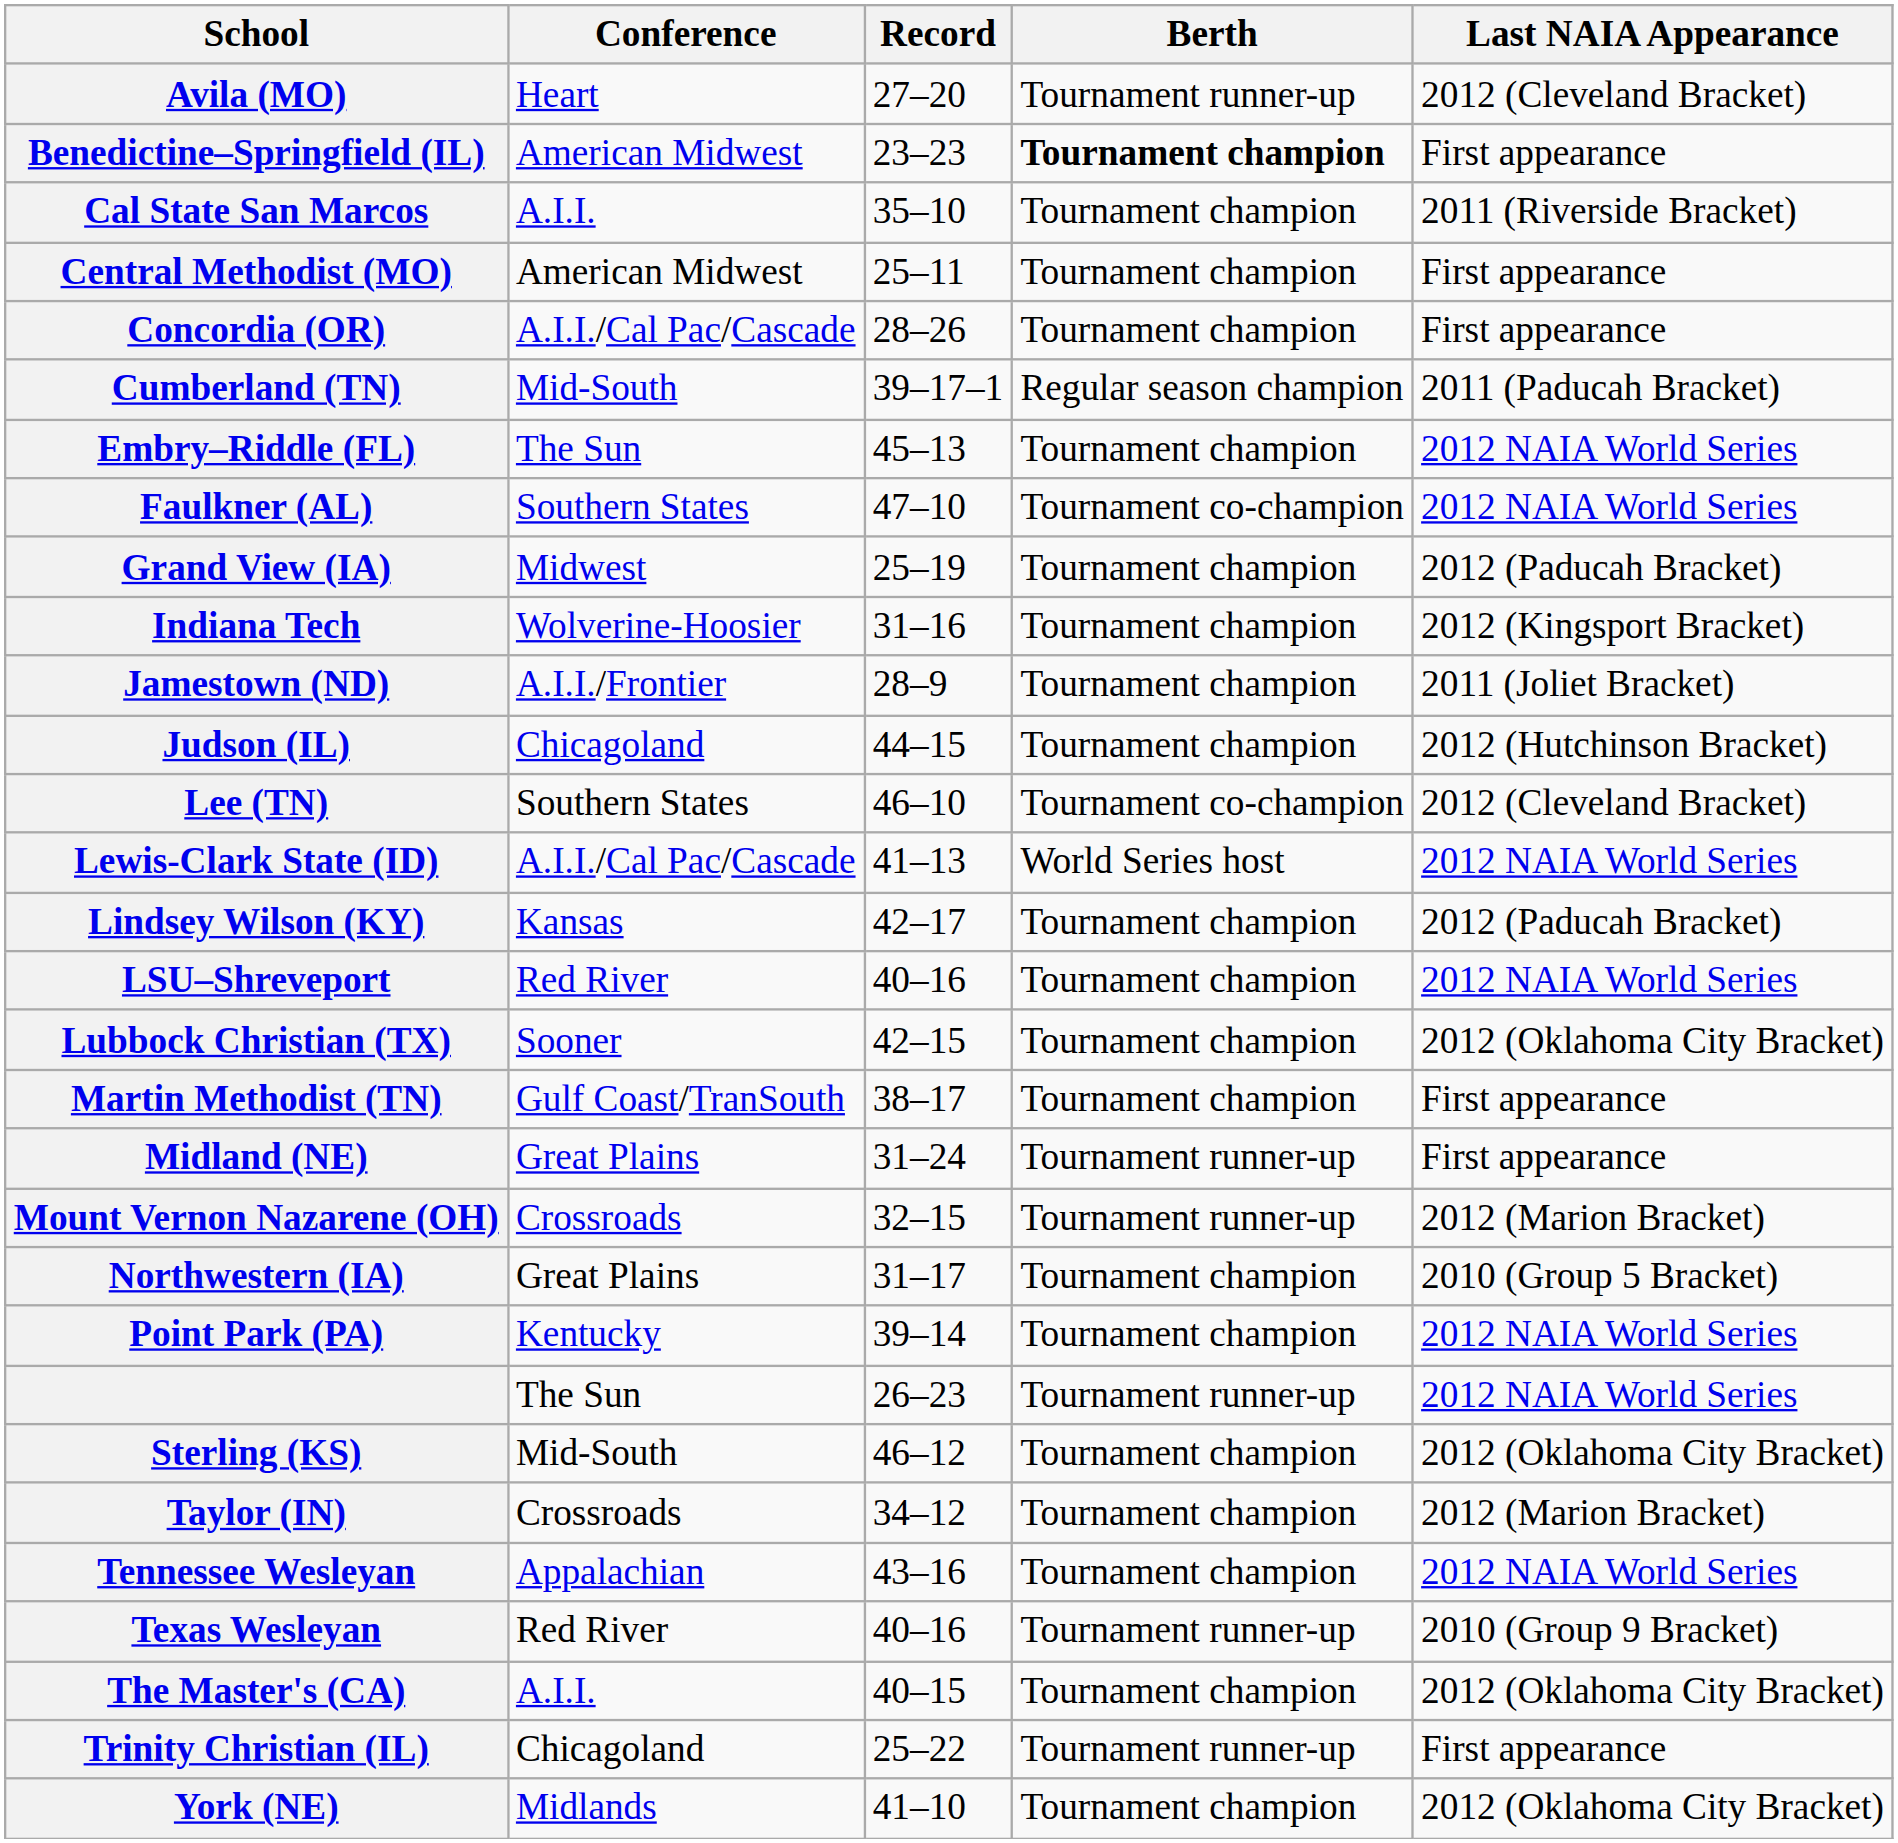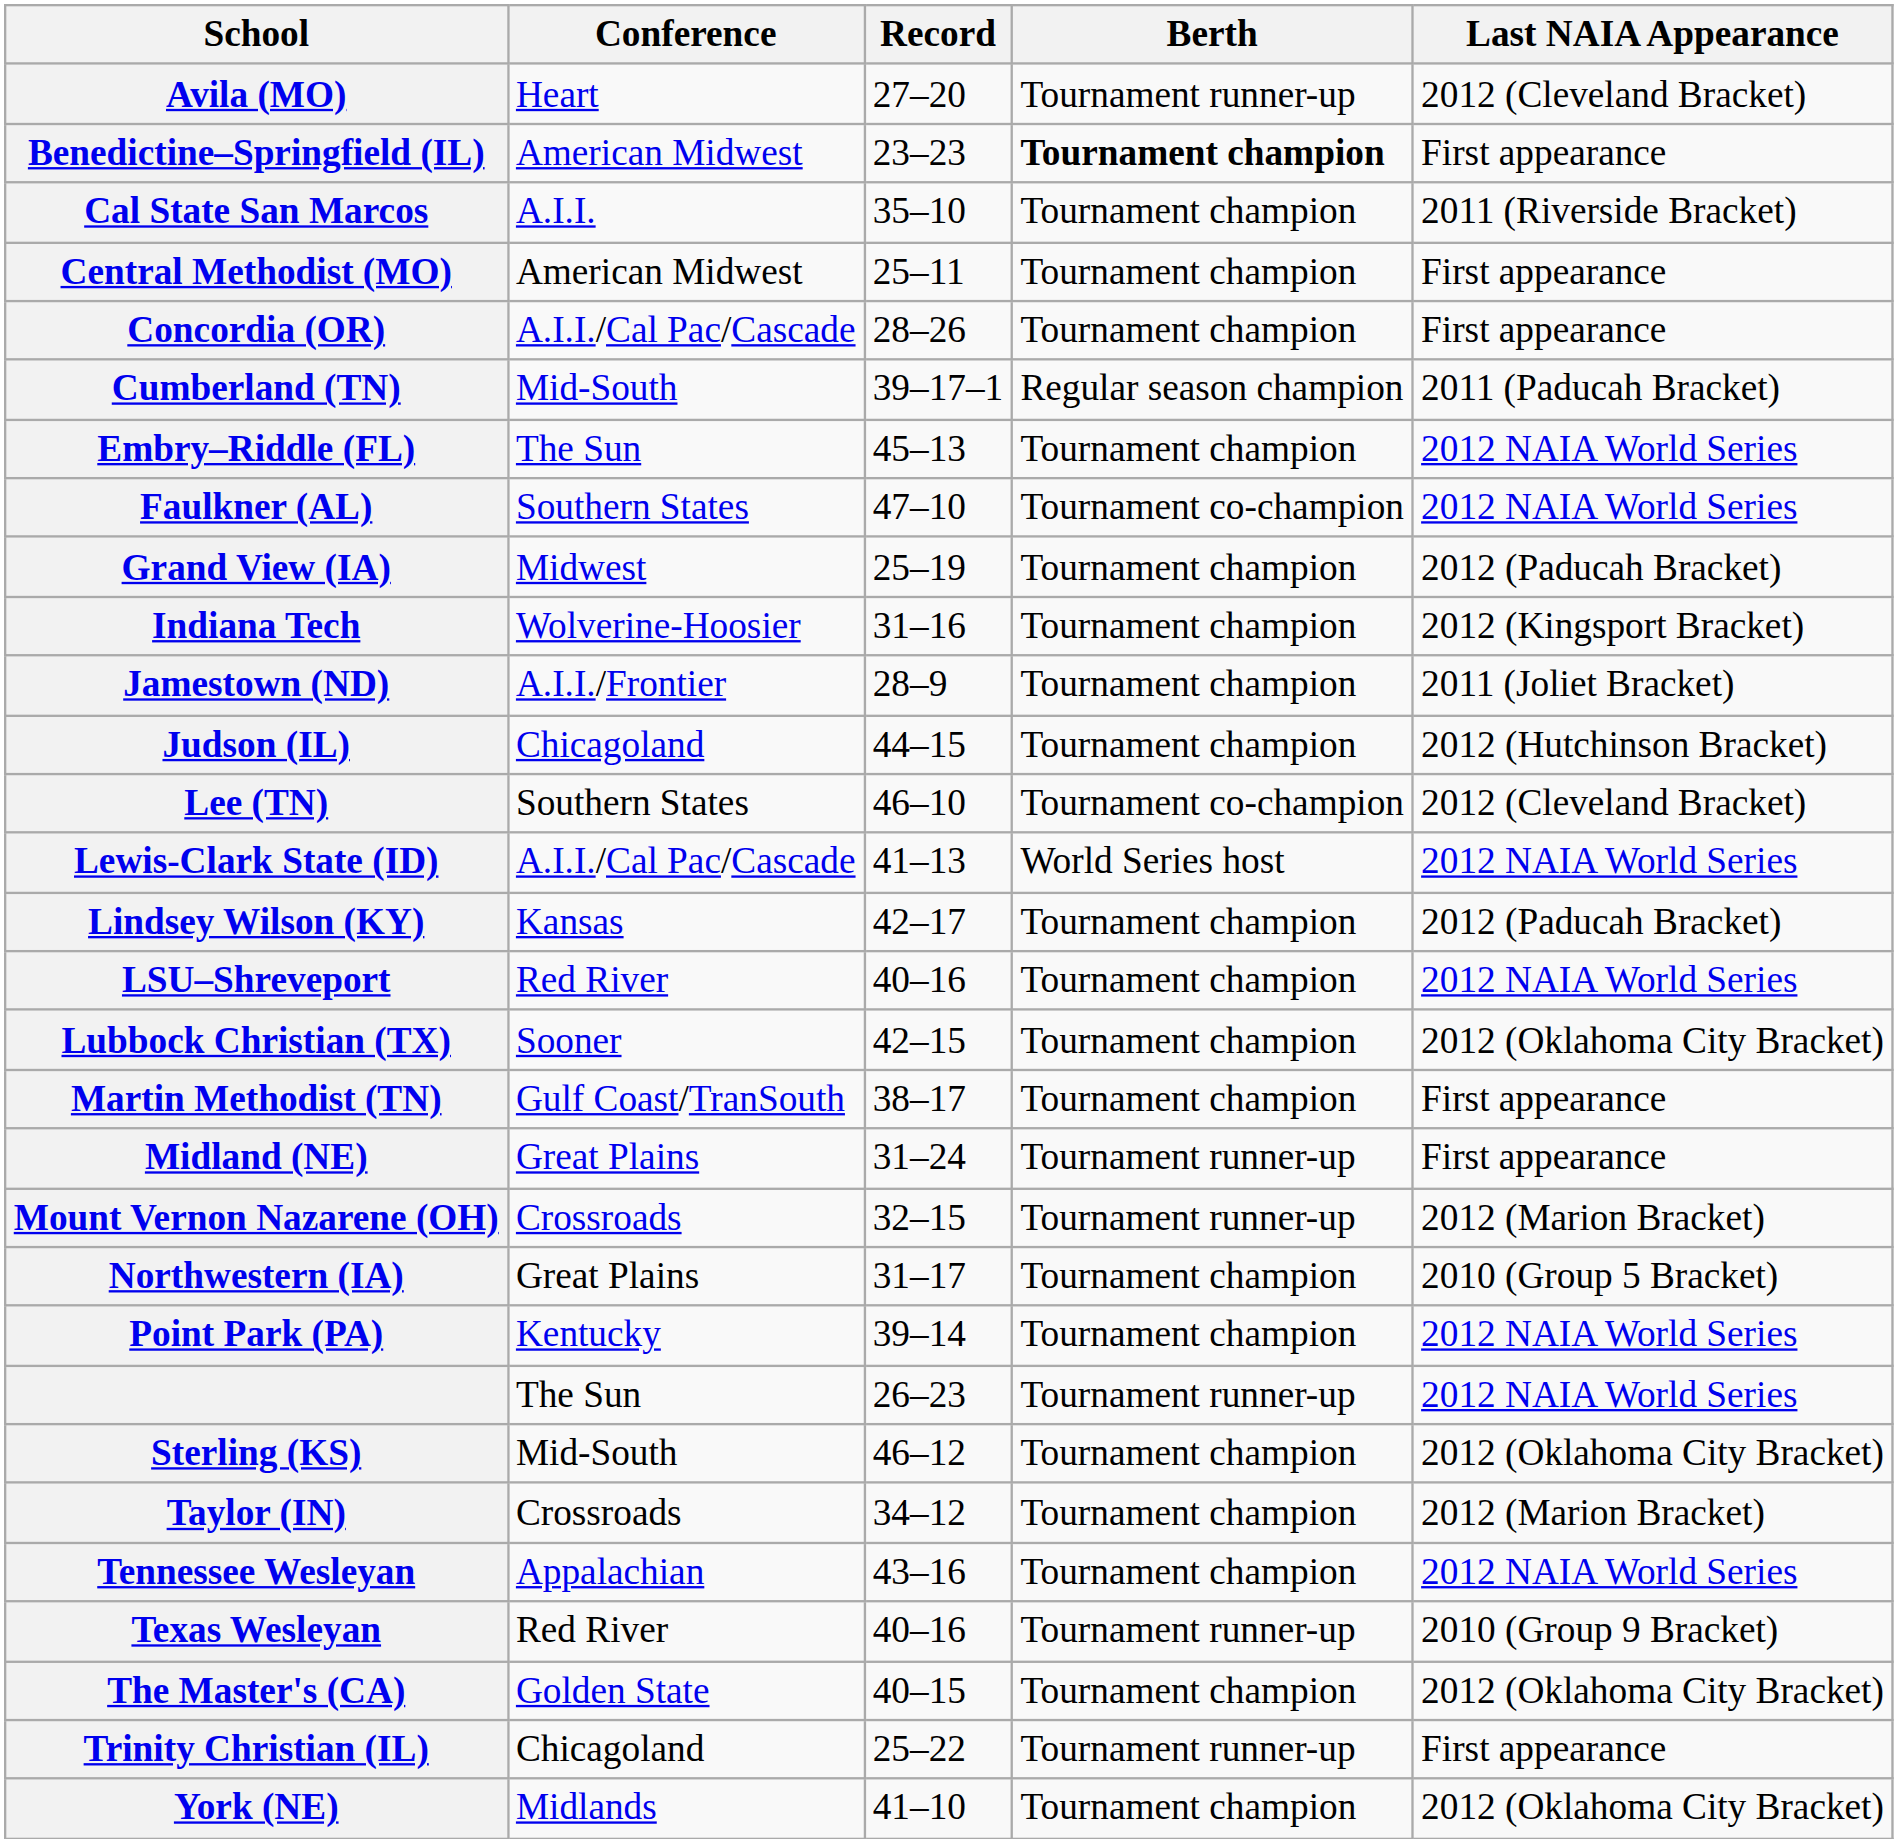(556, 1689) A.I.I. -> (613, 1689) Golden State
